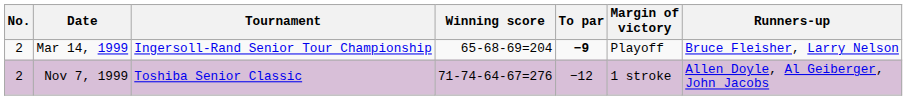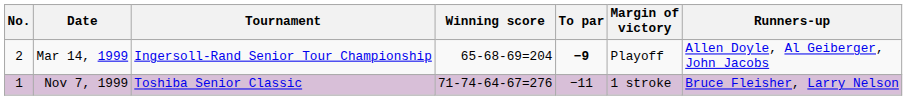(792, 50) Bruce Fleisher, Larry Nelson -> (784, 57) Allen Doyle, Al Geiberger, John Jacobs
(19, 78) 2 -> (19, 85) 1
(581, 78) −12 -> (581, 85) −11
(784, 78) Allen Doyle, Al Geiberger, John Jacobs -> (792, 85) Bruce Fleisher, Larry Nelson
